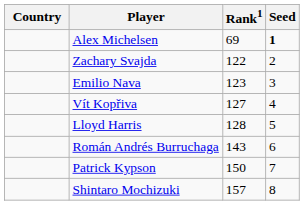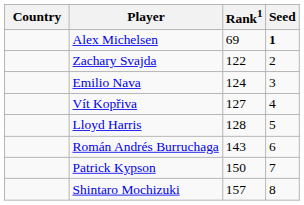(236, 82) 123 -> (236, 82) 124
